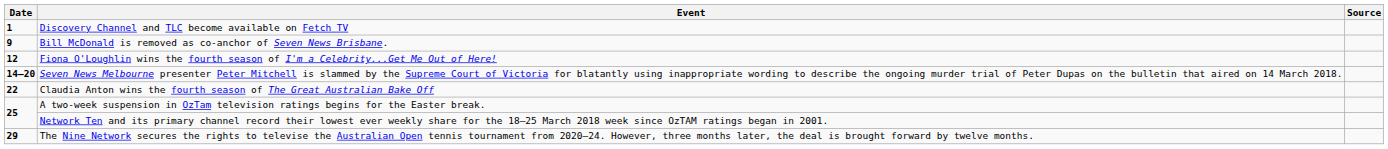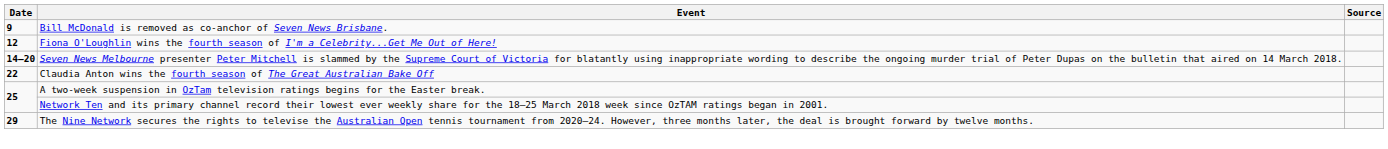- row: (194, 28)
